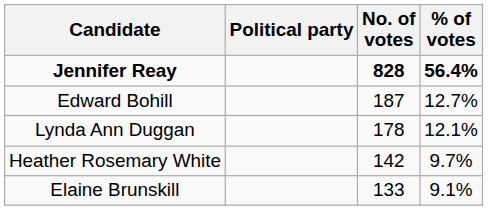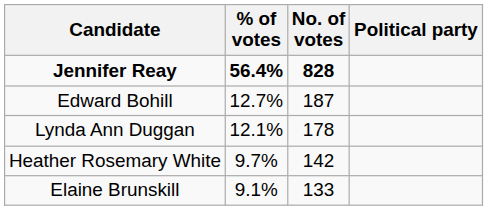columns swapped: (292, 30) <-> (451, 30)
